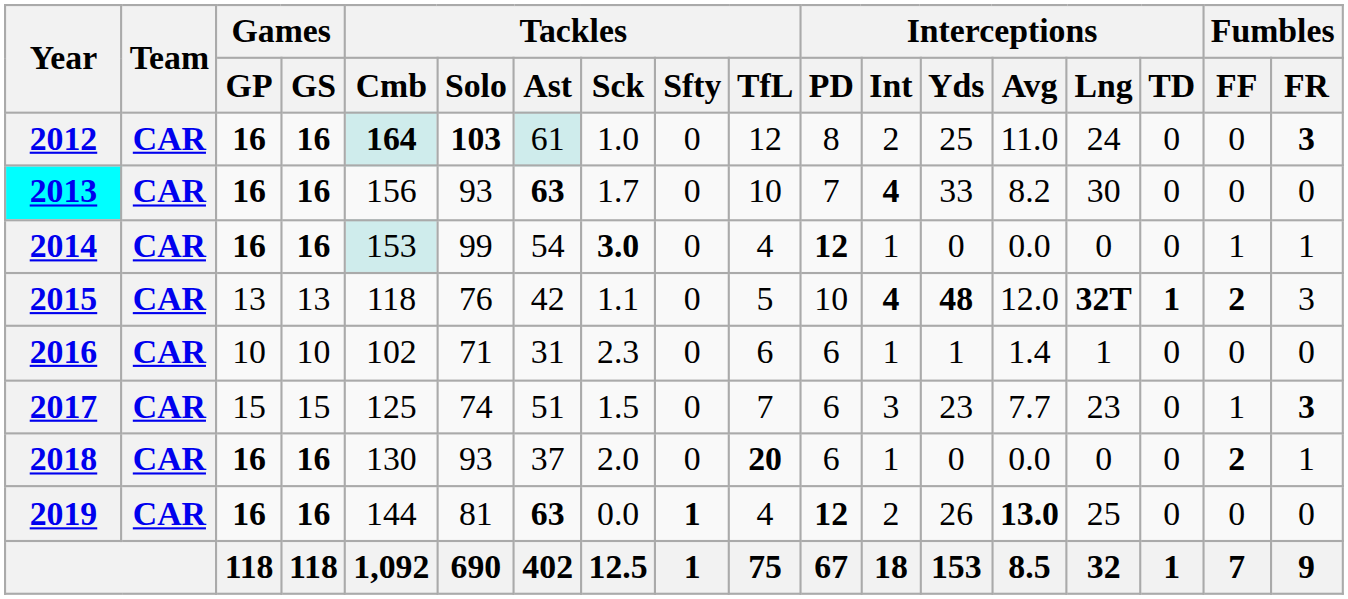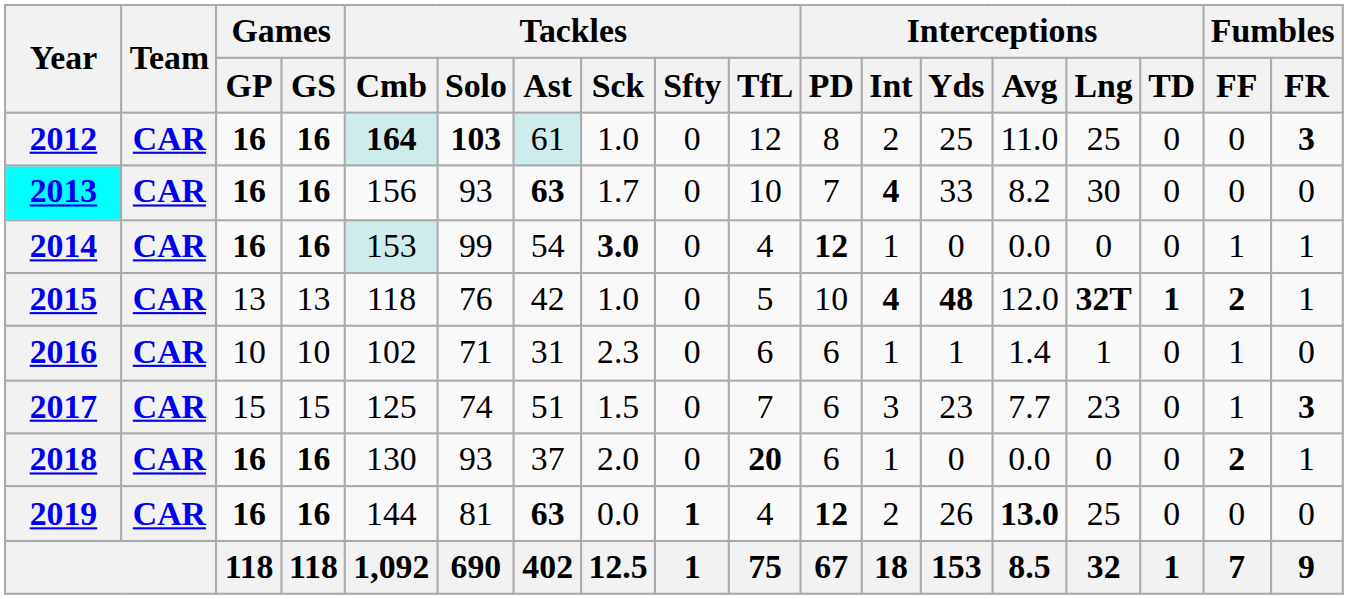(1104, 138) 24 -> (1104, 138) 25
(618, 298) 1.1 -> (618, 298) 1.0
(1306, 298) 3 -> (1306, 298) 1
(1237, 352) 0 -> (1237, 352) 1
